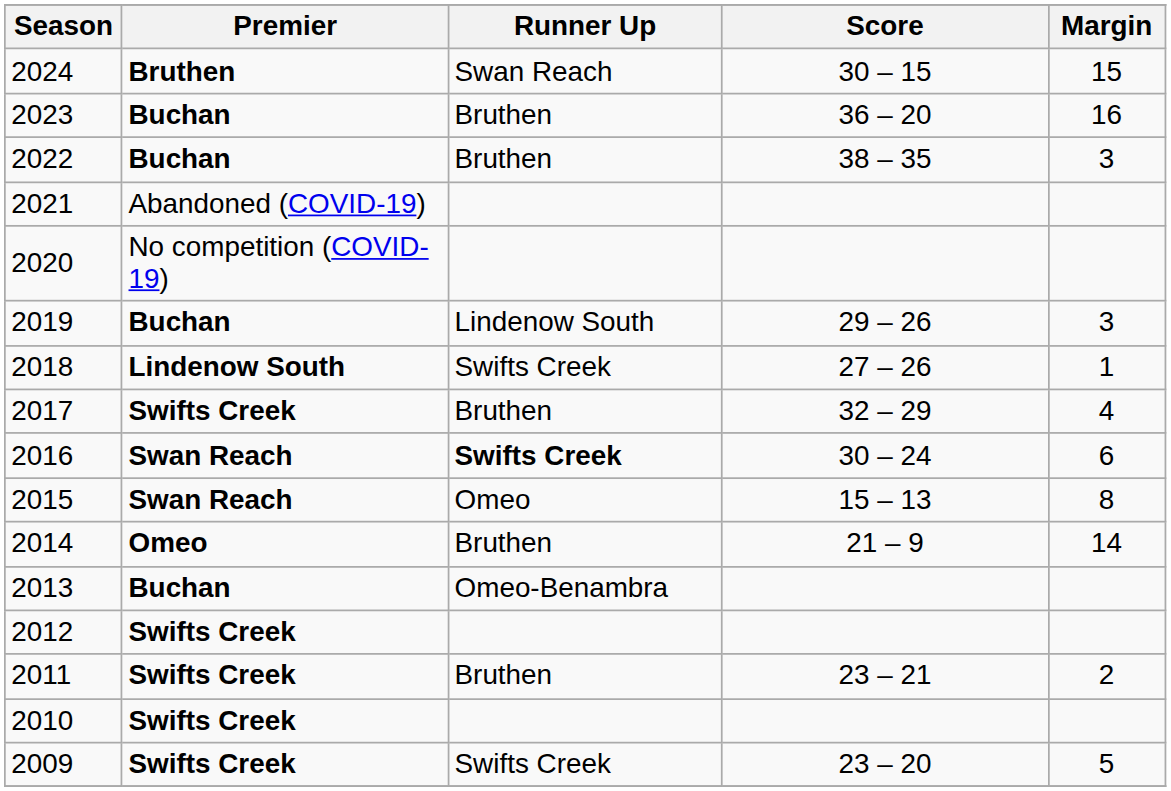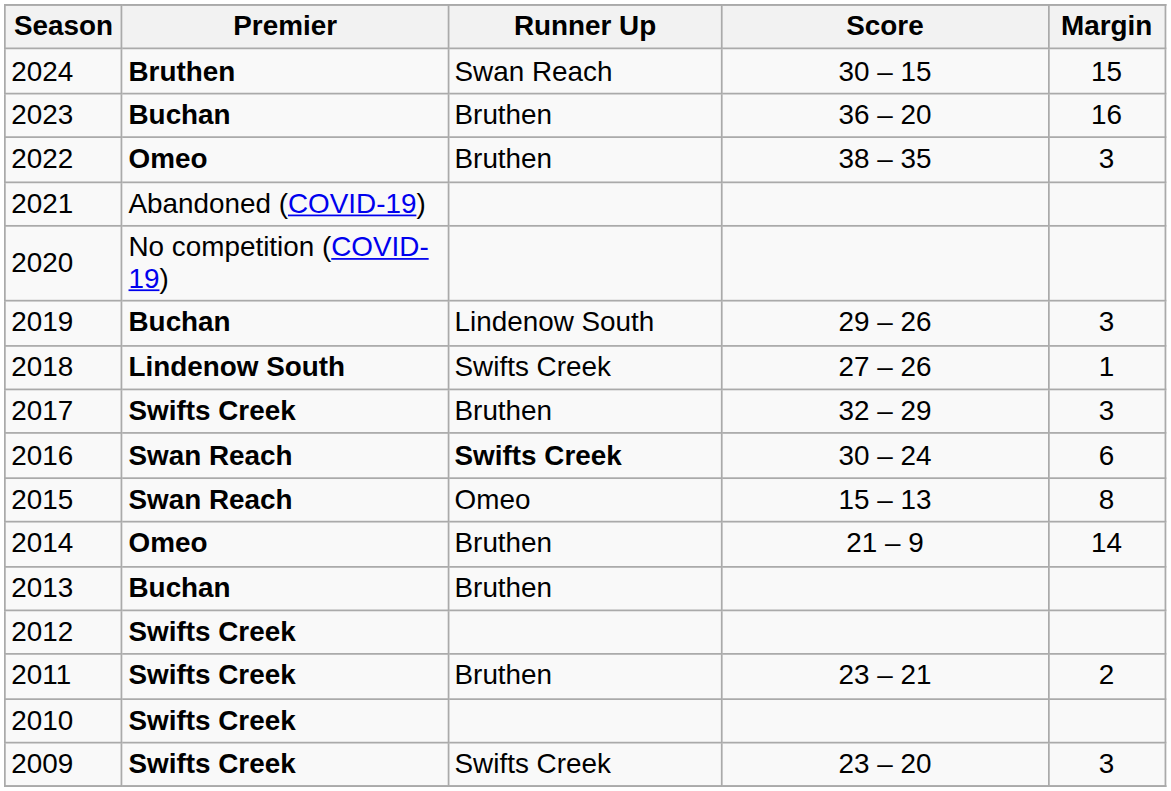(180, 159) Buchan -> (168, 159) Omeo
(1107, 411) 4 -> (1107, 411) 3
(561, 587) Omeo-Benambra -> (503, 587) Bruthen
(1107, 764) 5 -> (1107, 764) 3
